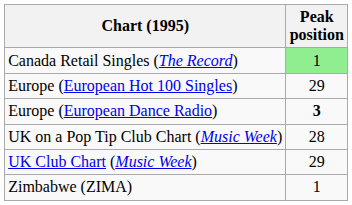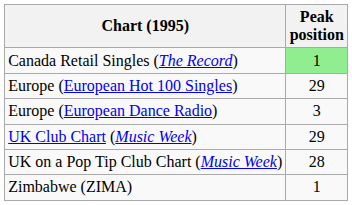(317, 111) bold -> (317, 111) normal
rows swapped: (103, 162) <-> (145, 136)
